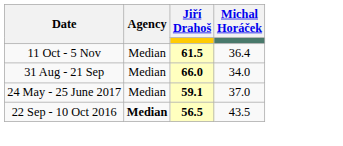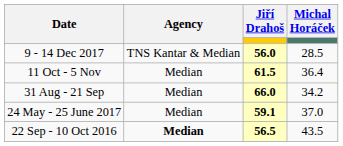+ row: (64, 53)
(239, 72) 34.0 -> (312, 92) 34.2
